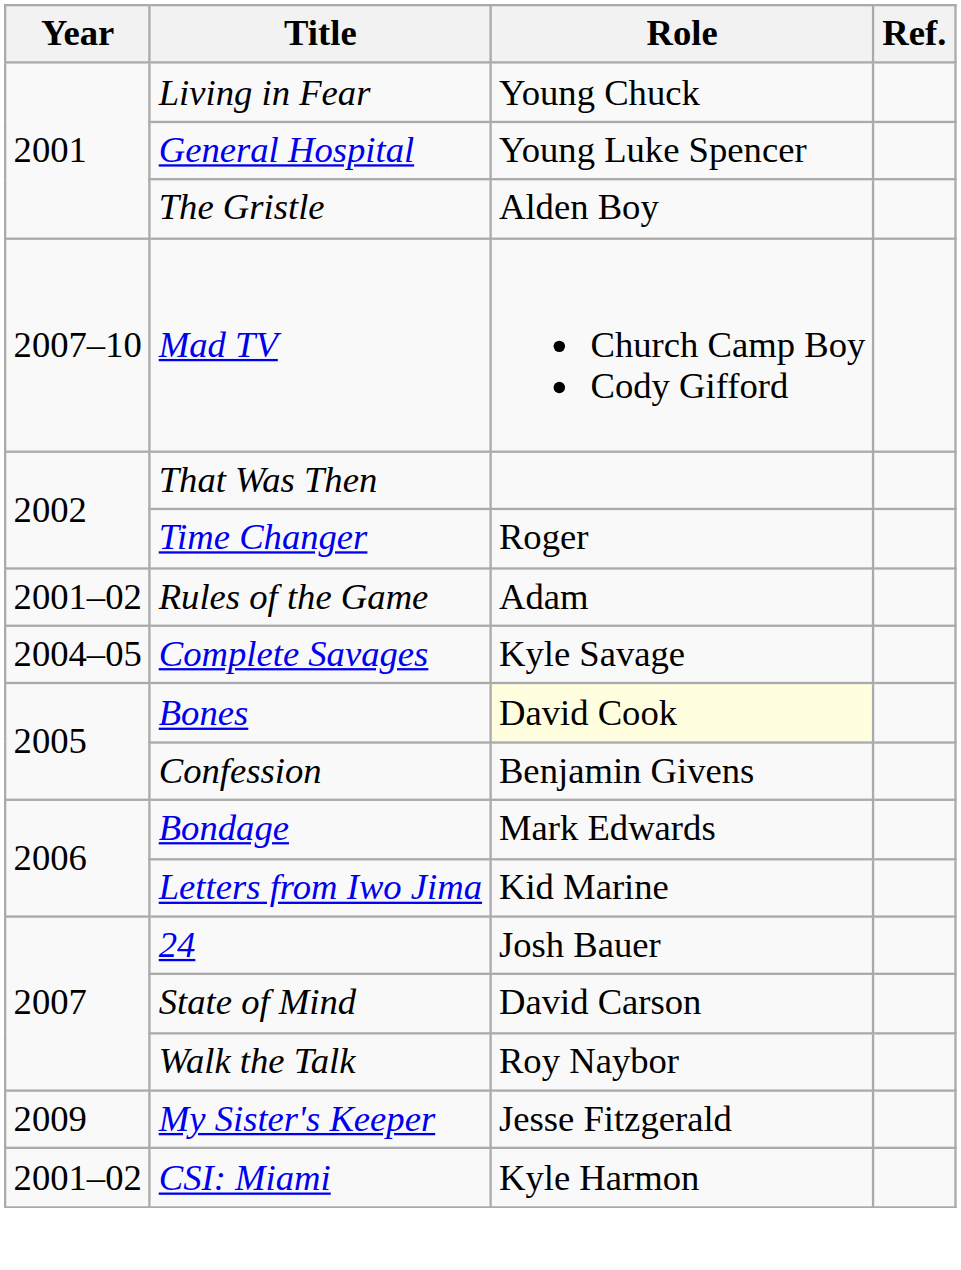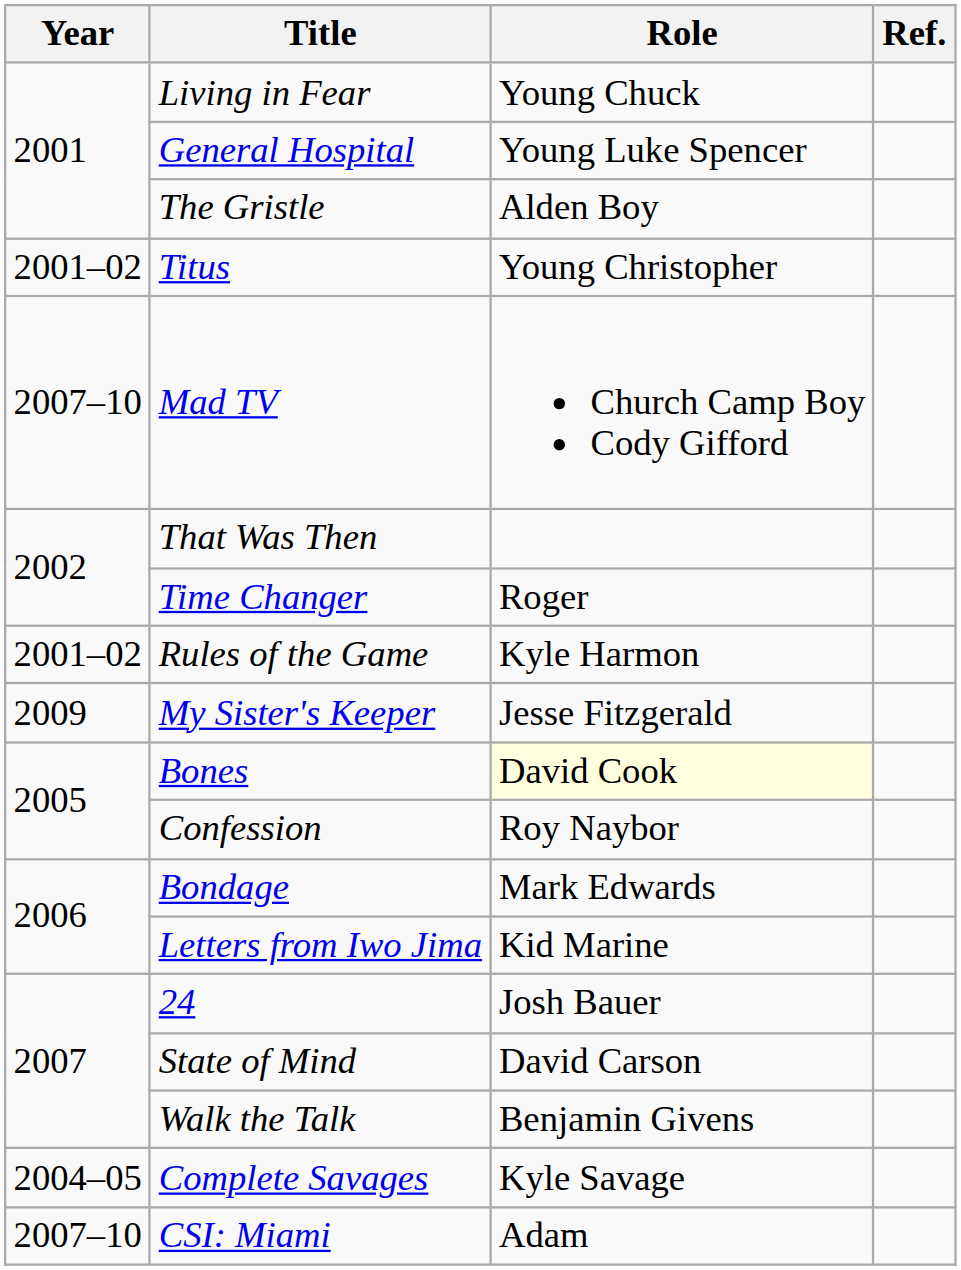+ row: (194, 265)
(544, 596) Adam -> (599, 654) Kyle Harmon
rows swapped: (294, 654) <-> (297, 1119)
(627, 770) Benjamin Givens -> (589, 828) Roy Naybor
(589, 1060) Roy Naybor -> (627, 1119) Benjamin Givens
(78, 1177) 2001–02 -> (78, 1235) 2007–10
(599, 1177) Kyle Harmon -> (544, 1235) Adam
